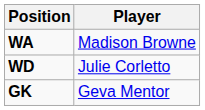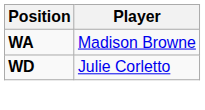- row: (20, 92)
